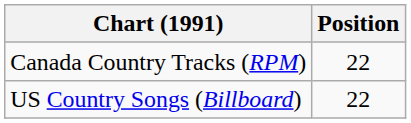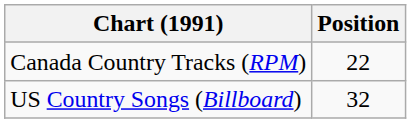(358, 99) 22 -> (358, 99) 32
